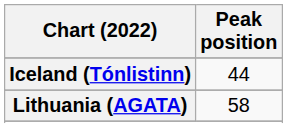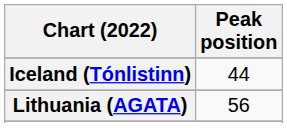(239, 105) 58 -> (239, 105) 56
